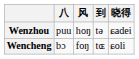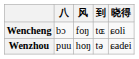rows swapped: (29, 30) <-> (29, 46)
